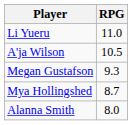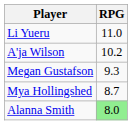(112, 52) 10.5 -> (112, 52) 10.2
(112, 110) no background -> (112, 110) lightgreen background
